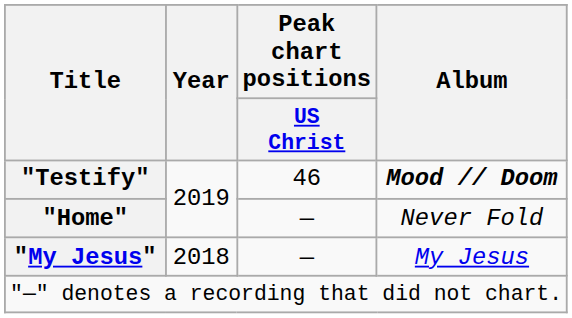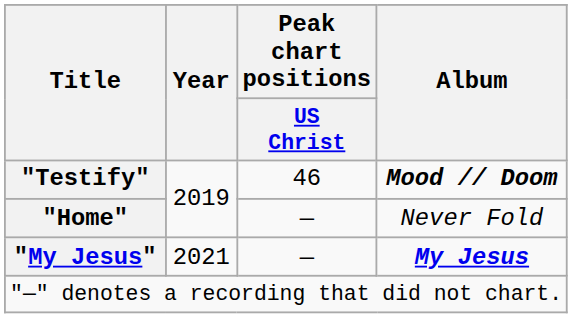(201, 257) 2018 -> (201, 257) 2021
(472, 257) normal -> (472, 257) bold
